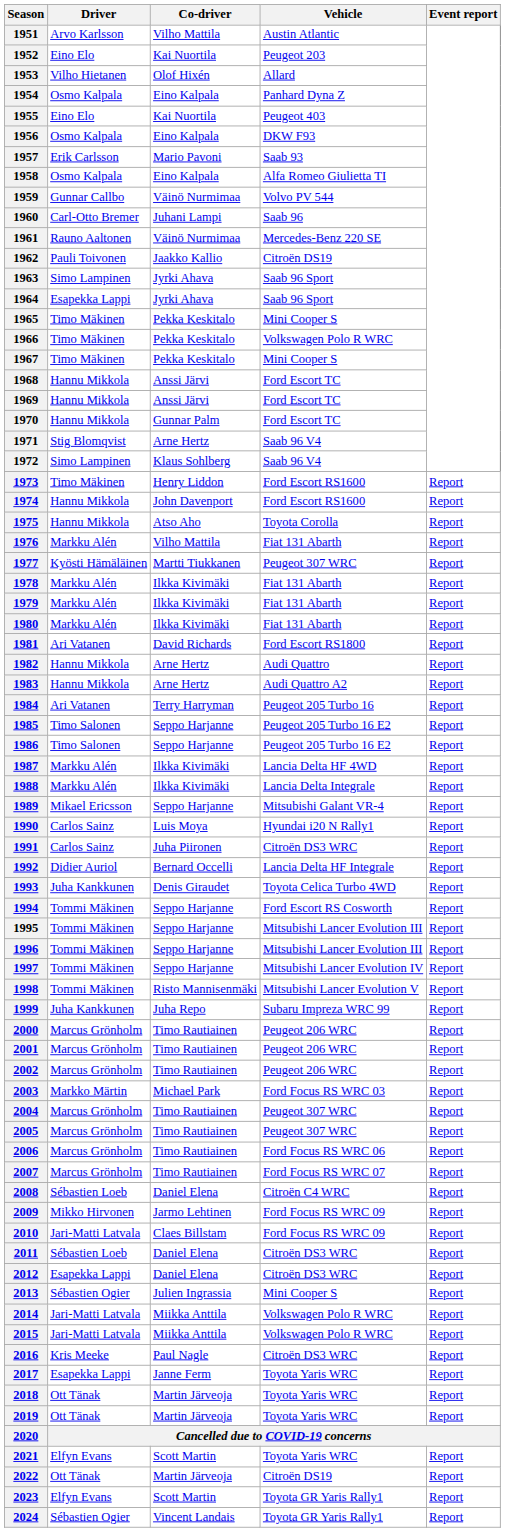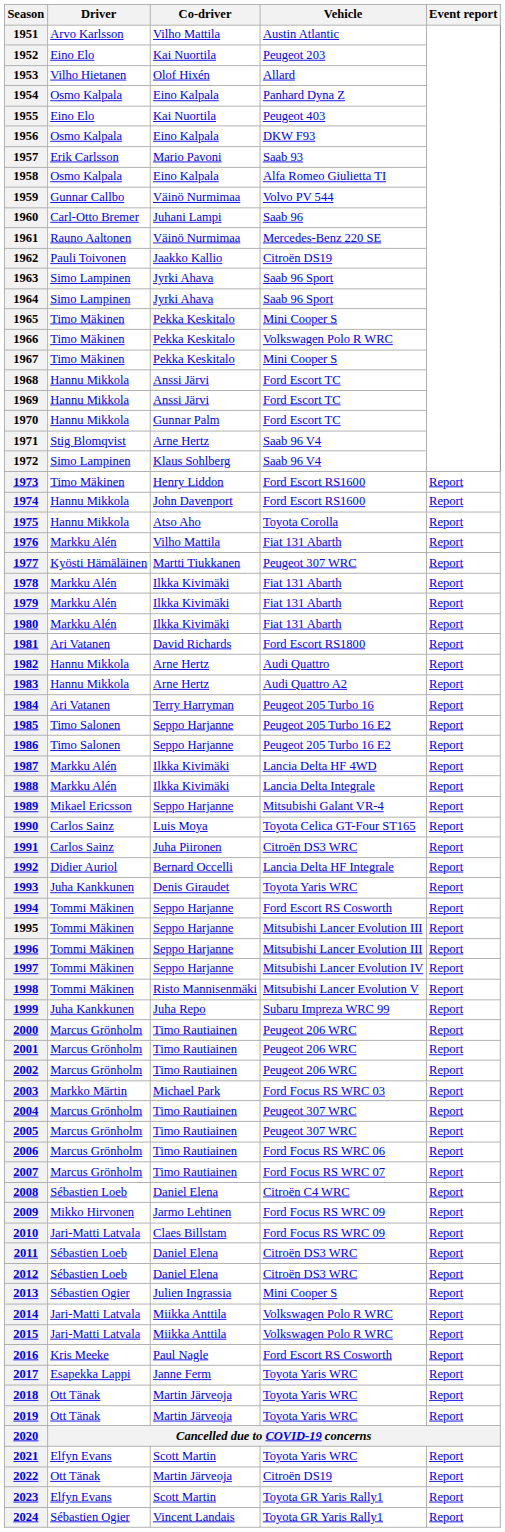(90, 298) Esapekka Lappi -> (90, 298) Simo Lampinen
(318, 826) Hyundai i20 N Rally1 -> (339, 826) Toyota Celica GT-Four ST165
(329, 887) Toyota Celica Turbo 4WD -> (310, 887) Toyota Yaris WRC
(90, 1273) Esapekka Lappi -> (89, 1273) Sébastien Loeb
(310, 1354) Citroën DS3 WRC -> (327, 1354) Ford Escort RS Cosworth
